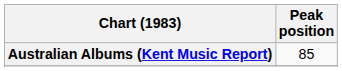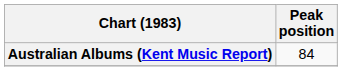(306, 54) 85 -> (306, 54) 84
